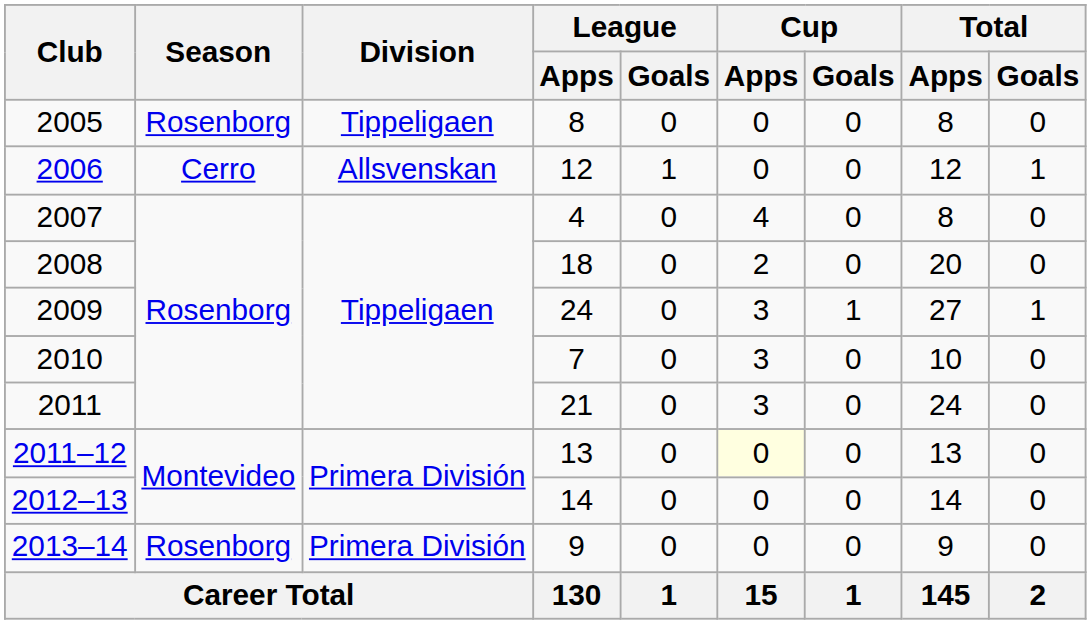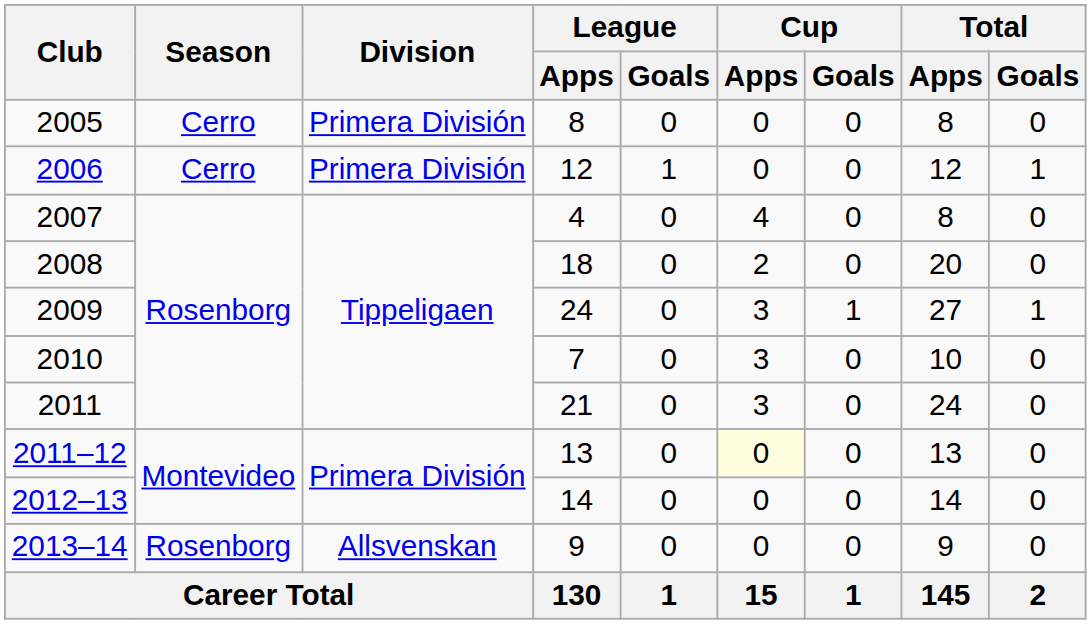(218, 122) Rosenborg -> (218, 122) Cerro
(417, 122) Tippeligaen -> (417, 122) Primera División
(417, 169) Allsvenskan -> (417, 169) Primera División
(417, 547) Primera División -> (417, 547) Allsvenskan
